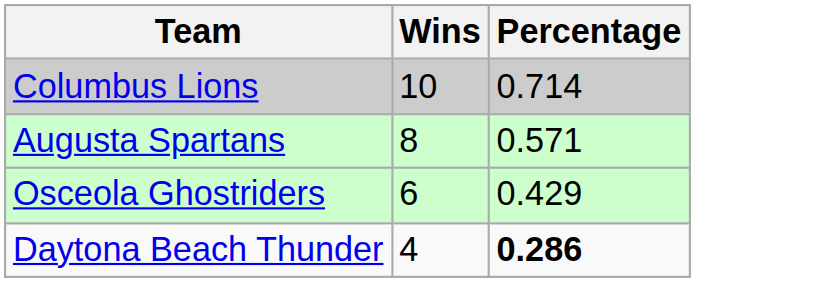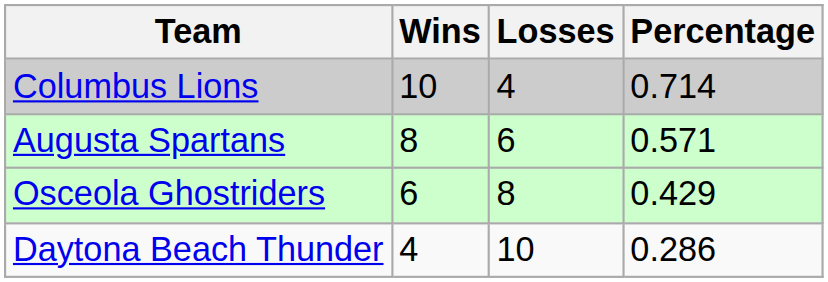+ column: (556, 31)
(539, 248) bold -> (673, 248) normal
